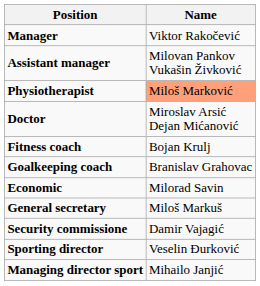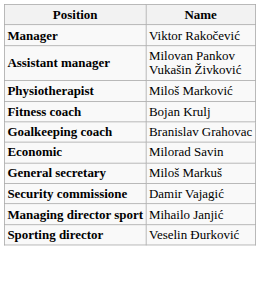(191, 91) lightsalmon background -> (191, 91) no background
- row: (26, 118)
rows swapped: (75, 270) <-> (55, 249)
